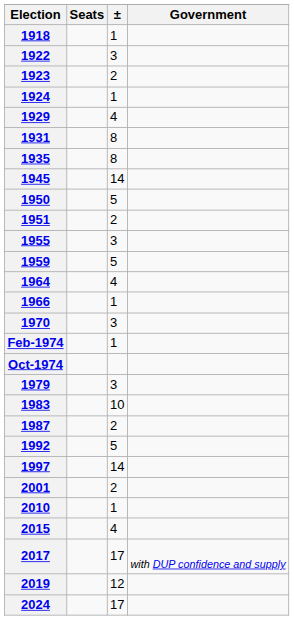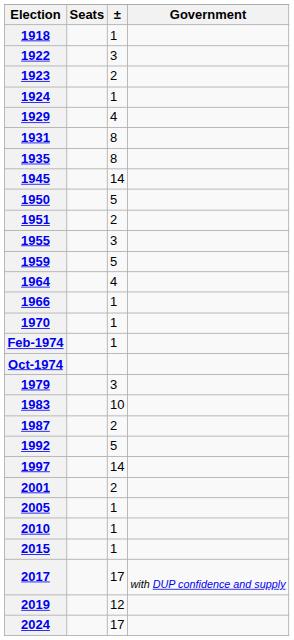(114, 323) 3 -> (114, 323) 1
+ row: (35, 508)
(114, 528) 4 -> (114, 549) 1
